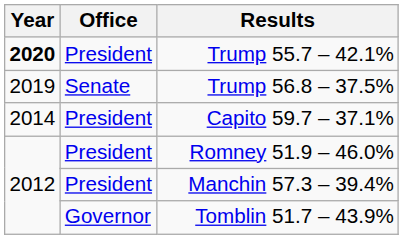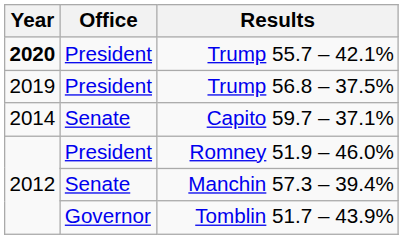(98, 86) Senate -> (108, 86) President
(108, 119) President -> (98, 119) Senate
(108, 184) President -> (98, 184) Senate
